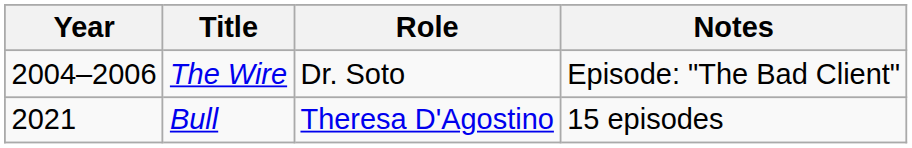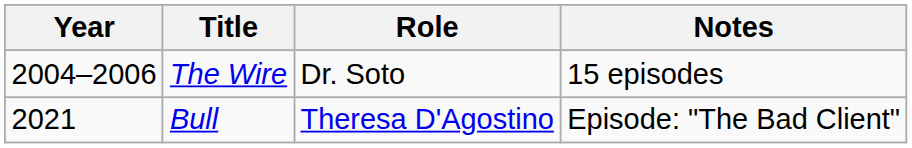(734, 73) Episode: "The Bad Client" -> (645, 73) 15 episodes
(645, 119) 15 episodes -> (734, 119) Episode: "The Bad Client"
